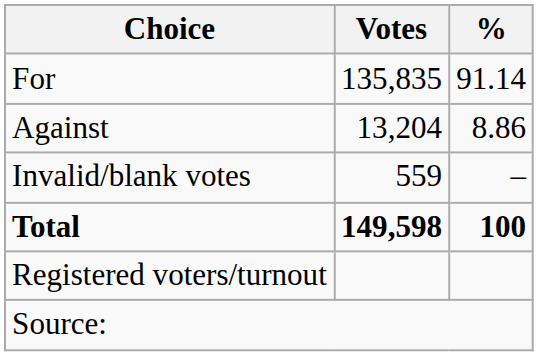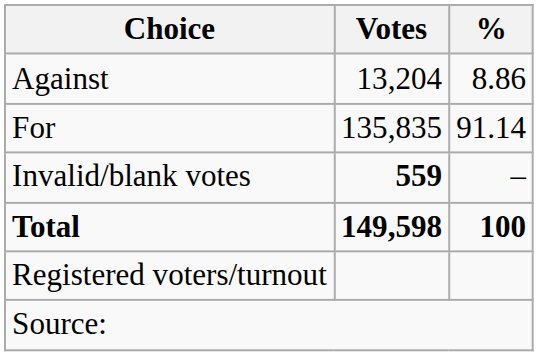rows swapped: (34, 78) <-> (60, 127)
(419, 176) normal -> (419, 176) bold
